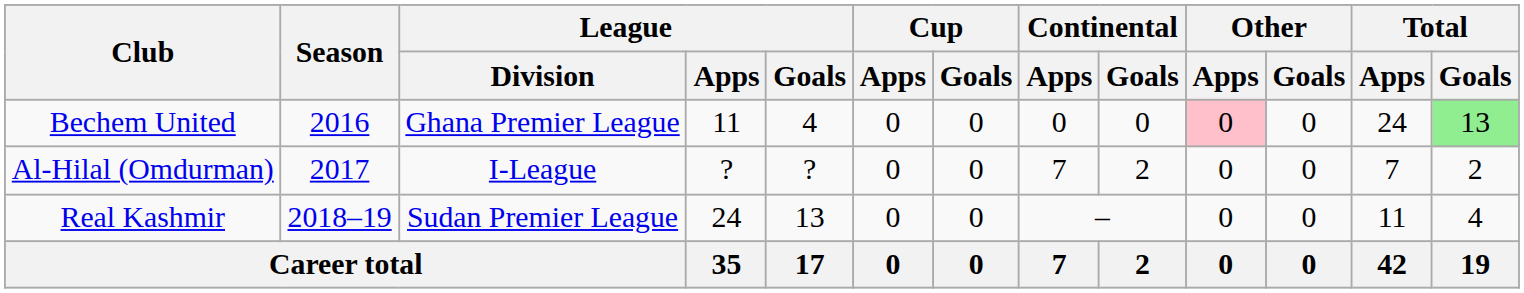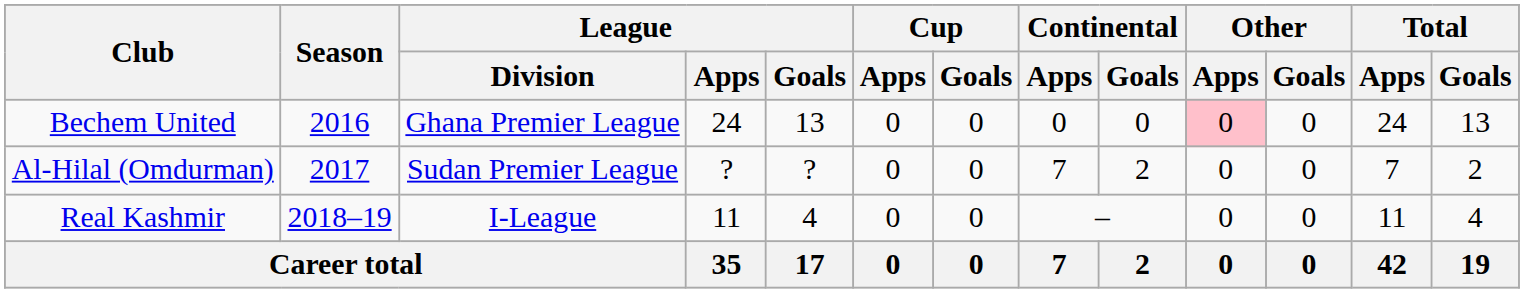(726, 122) 11 -> (726, 122) 24
(810, 122) 4 -> (810, 122) 13
(1475, 122) lightgreen background -> (1475, 122) no background
(543, 169) I-League -> (543, 169) Sudan Premier League
(543, 216) Sudan Premier League -> (543, 216) I-League
(726, 216) 24 -> (726, 216) 11
(810, 216) 13 -> (810, 216) 4
